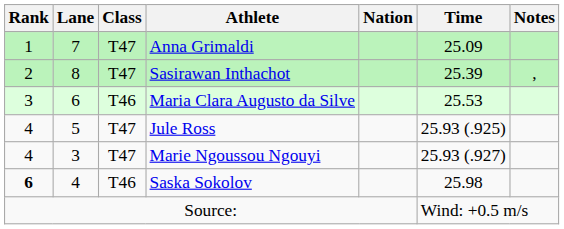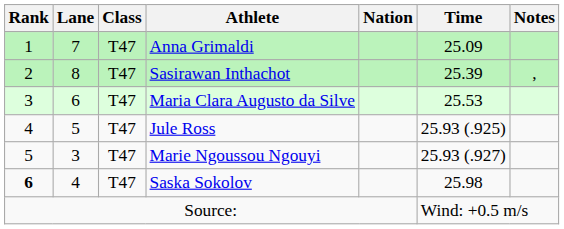(122, 100) T46 -> (122, 100) T47
(29, 155) 4 -> (29, 155) 5
(122, 182) T46 -> (122, 182) T47
